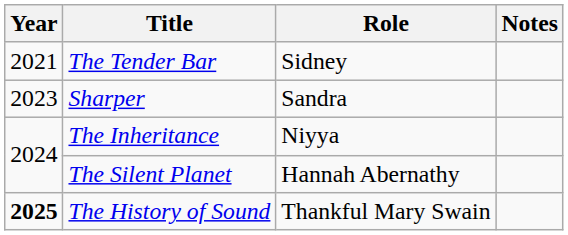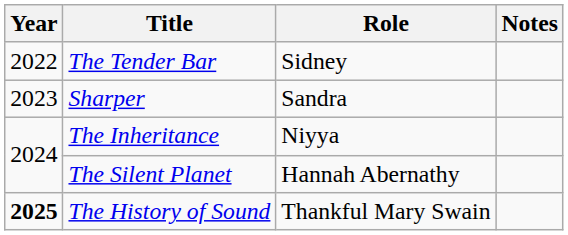(34, 60) 2021 -> (34, 60) 2022
